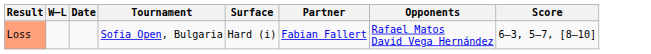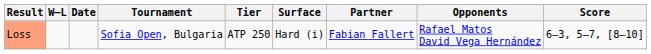+ column: (249, 13)
